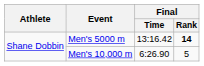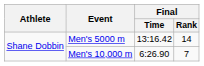(187, 40) bold -> (187, 40) normal
(187, 54) 5 -> (187, 54) 7
